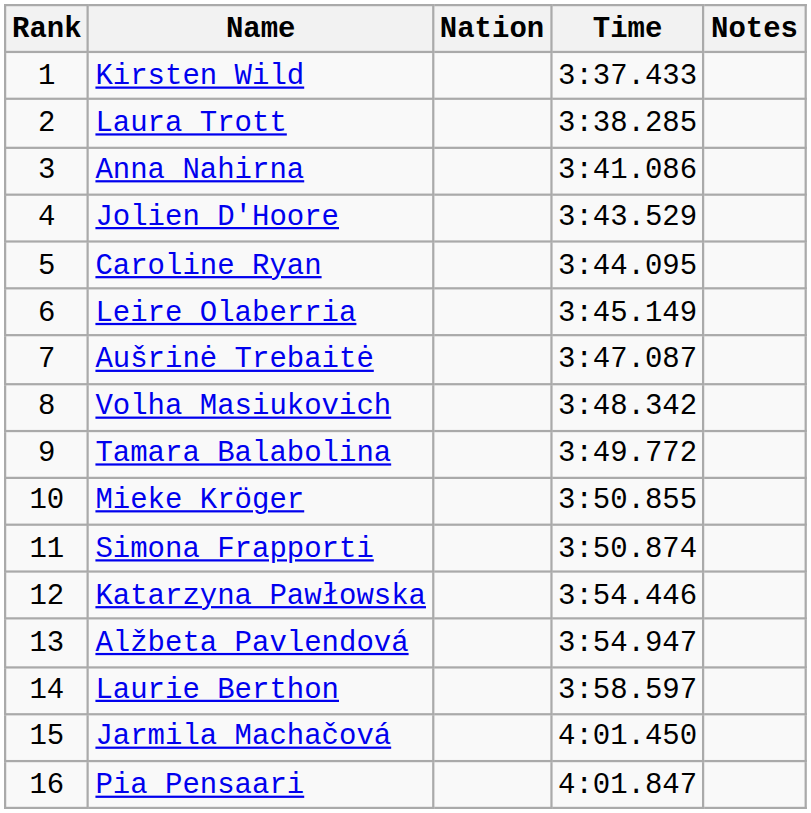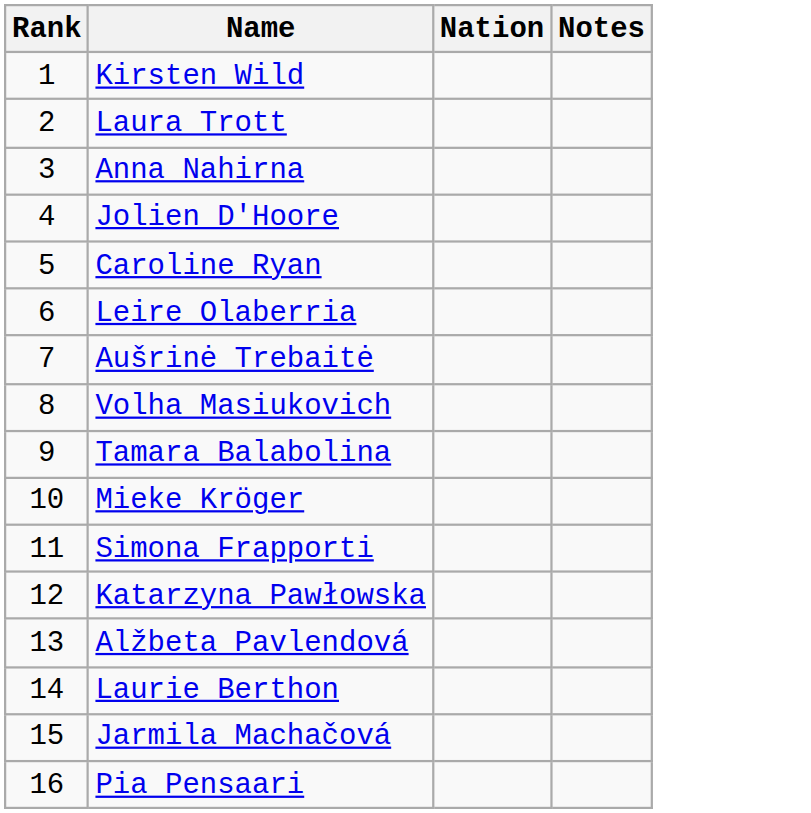- column: (628, 29)
